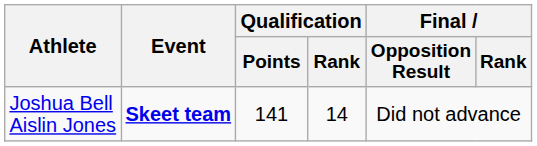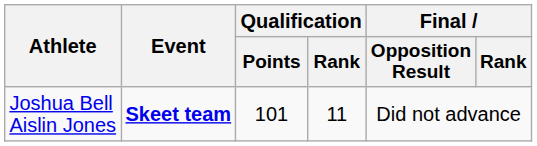(272, 114) 141 -> (272, 114) 101
(337, 114) 14 -> (337, 114) 11
